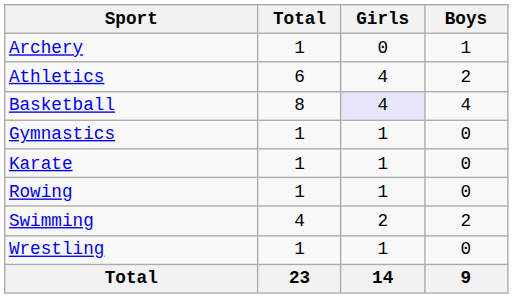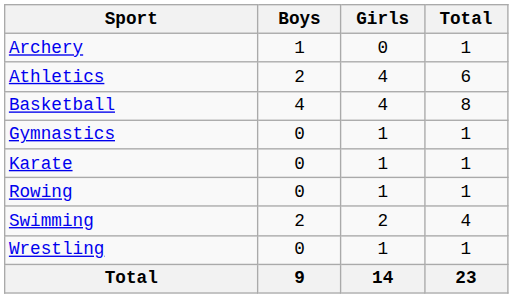columns swapped: (466, 19) <-> (299, 19)
(383, 106) lavender background -> (383, 106) no background
